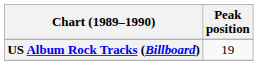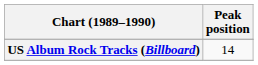(228, 49) 19 -> (228, 49) 14
